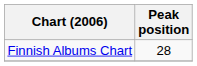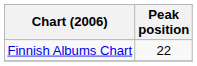(164, 50) 28 -> (164, 50) 22
